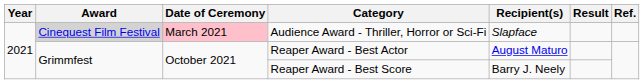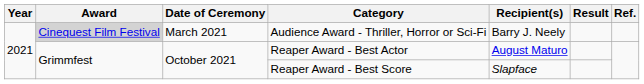(196, 32) pink background -> (196, 32) no background
(514, 32) Slapface -> (528, 32) Barry J. Neely
(528, 69) Barry J. Neely -> (514, 69) Slapface
